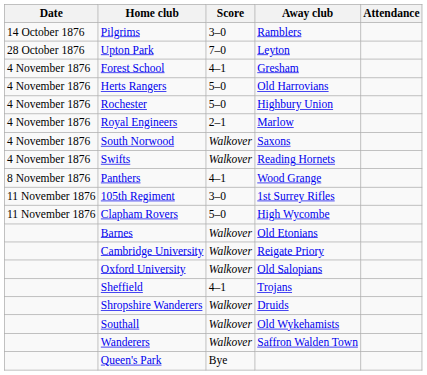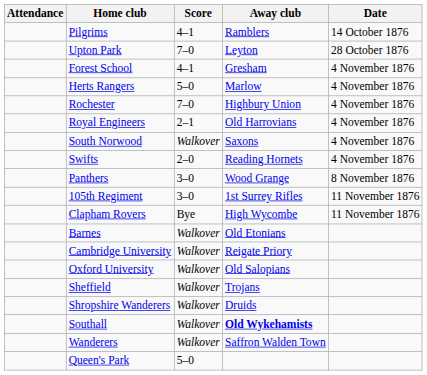columns swapped: (51, 13) <-> (391, 13)
(217, 31) 3–0 -> (185, 31) 4–1
(293, 86) Old Harrovians -> (243, 86) Marlow
(217, 104) 5–0 -> (185, 104) 7–0
(275, 123) Marlow -> (261, 123) Old Harrovians
(230, 159) Walkover -> (185, 159) 2–0
(217, 178) 4–1 -> (185, 178) 3–0
(217, 214) 5–0 -> (186, 214) Bye
(217, 287) 4–1 -> (198, 287) Walkover
(298, 324) normal -> (269, 324) bold
(218, 360) Bye -> (185, 360) 5–0
